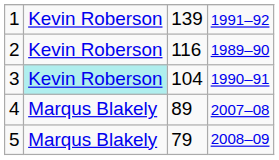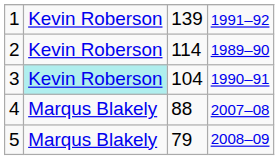(186, 49) 116 -> (186, 49) 114
(182, 109) 89 -> (182, 109) 88
